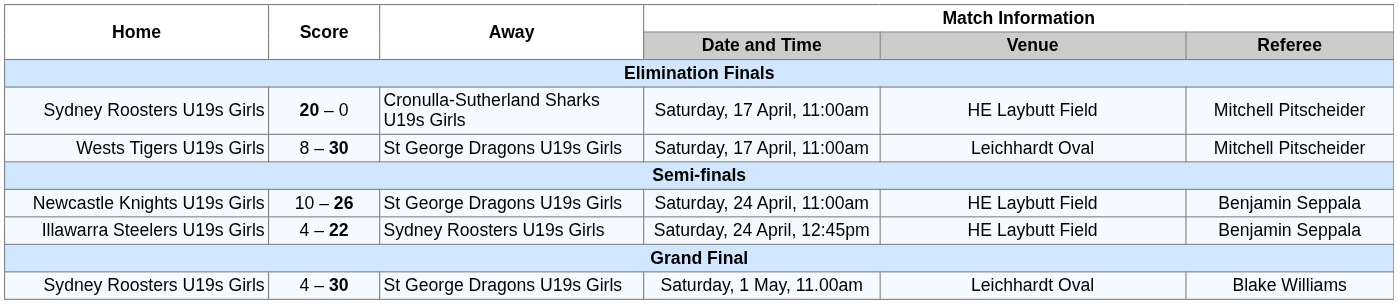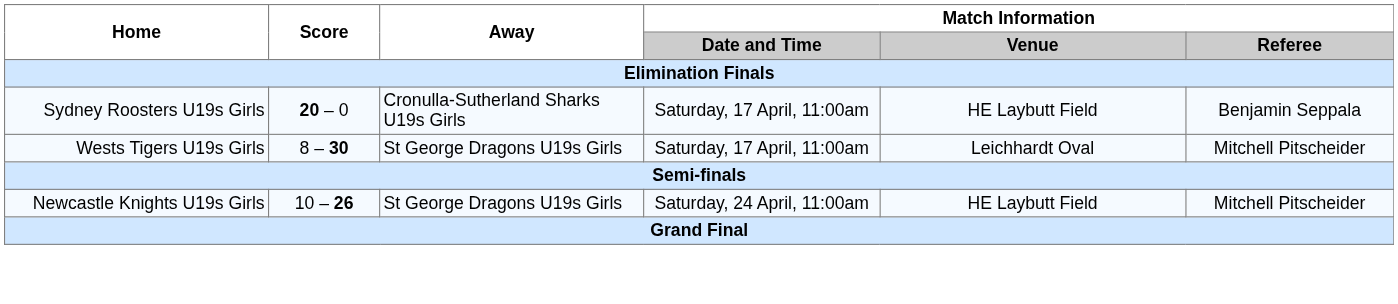(1290, 110) Mitchell Pitscheider -> (1290, 110) Benjamin Seppala
(1290, 203) Benjamin Seppala -> (1290, 203) Mitchell Pitscheider
- row: (324, 230)
- row: (324, 285)
